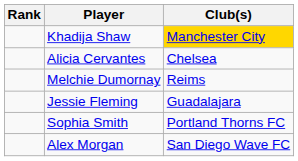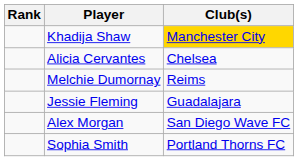rows swapped: (85, 144) <-> (88, 123)
